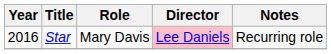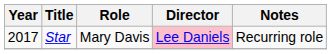(23, 37) 2016 -> (23, 37) 2017
